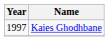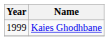(17, 28) 1997 -> (17, 28) 1999
